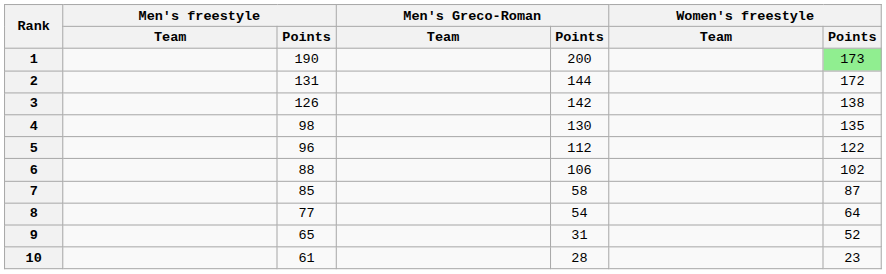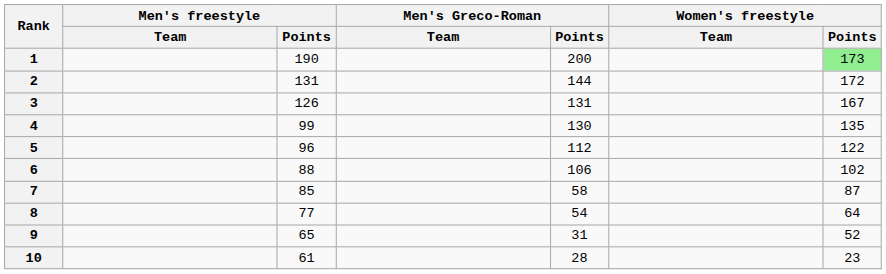(579, 104) 142 -> (579, 104) 131
(852, 104) 138 -> (852, 104) 167
(307, 126) 98 -> (307, 126) 99
